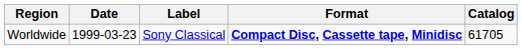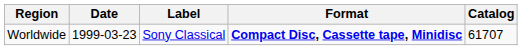(486, 34) 61705 -> (486, 34) 61707
